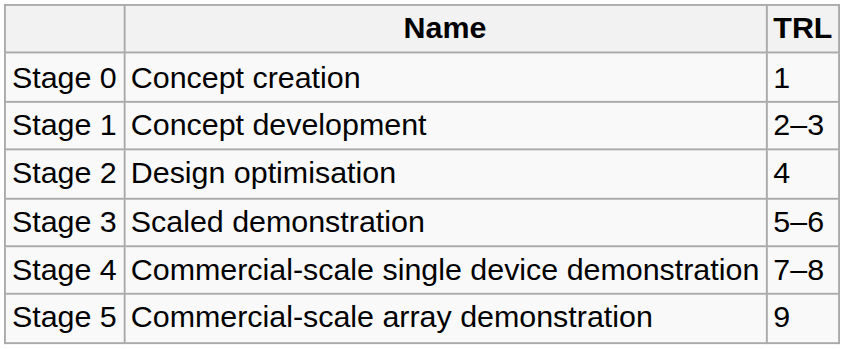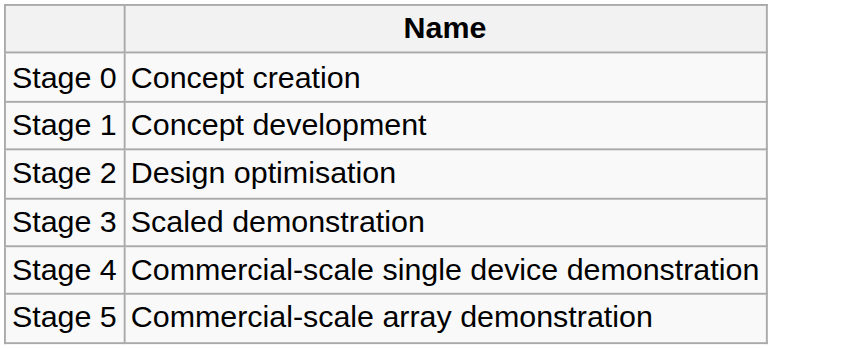- column: (803, 28)
